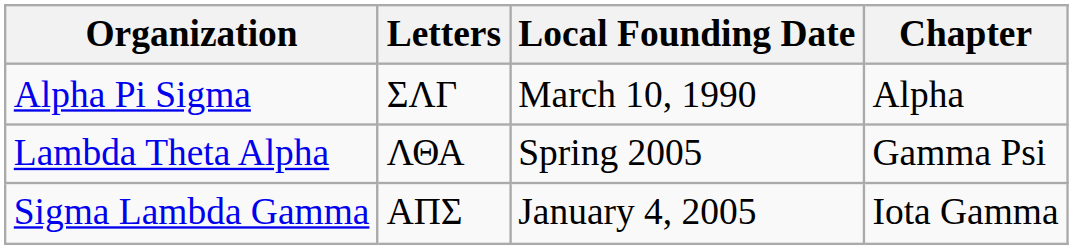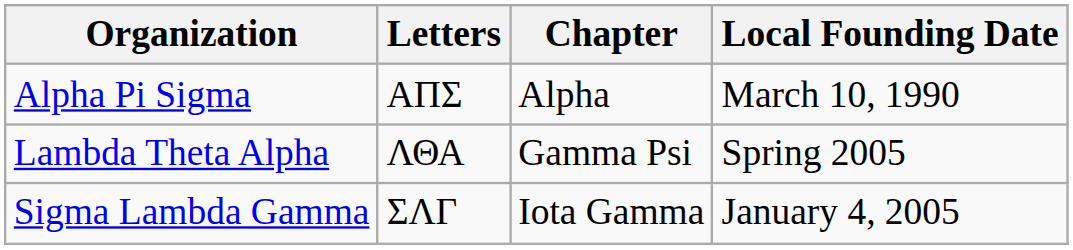columns swapped: (966, 34) <-> (687, 34)
(422, 93) ΣΛΓ -> (425, 93) ΑΠΣ
(425, 212) ΑΠΣ -> (422, 212) ΣΛΓ
